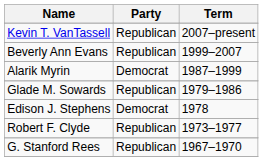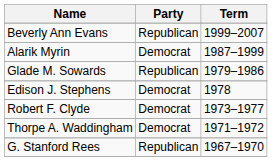- row: (59, 33)
(146, 128) Republican -> (164, 109) Democrat
+ row: (70, 128)
